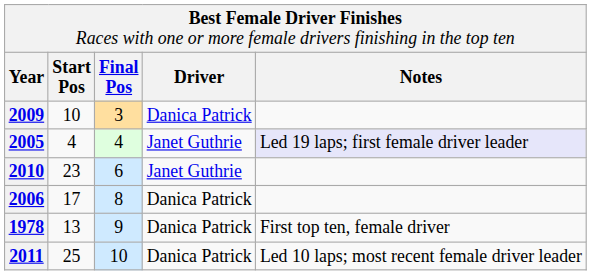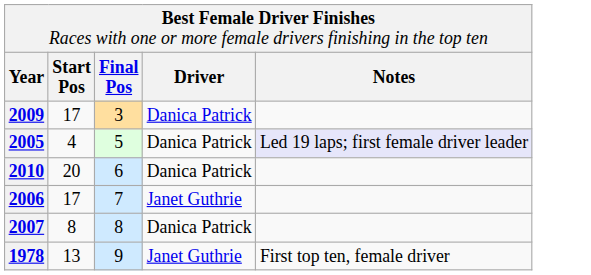(72, 114) 10 -> (72, 114) 17
(119, 143) 4 -> (119, 143) 5
(194, 143) Janet Guthrie -> (199, 143) Danica Patrick
(72, 171) 23 -> (72, 171) 20
(194, 171) Janet Guthrie -> (199, 171) Danica Patrick
(119, 199) 8 -> (119, 199) 7
(199, 199) Danica Patrick -> (194, 199) Janet Guthrie
+ row: (26, 227)
(199, 227) Danica Patrick -> (194, 255) Janet Guthrie
- row: (26, 255)
